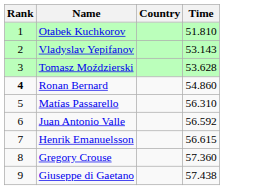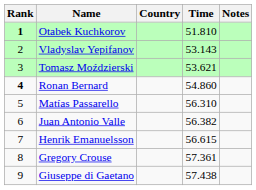+ column: (236, 13)
(20, 31) normal -> (20, 31) bold
(201, 67) 53.628 -> (201, 67) 53.621
(201, 121) 56.592 -> (201, 121) 56.382
(201, 157) 57.360 -> (201, 157) 57.361
